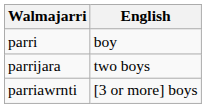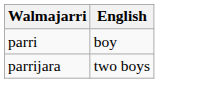- row: (43, 90)
